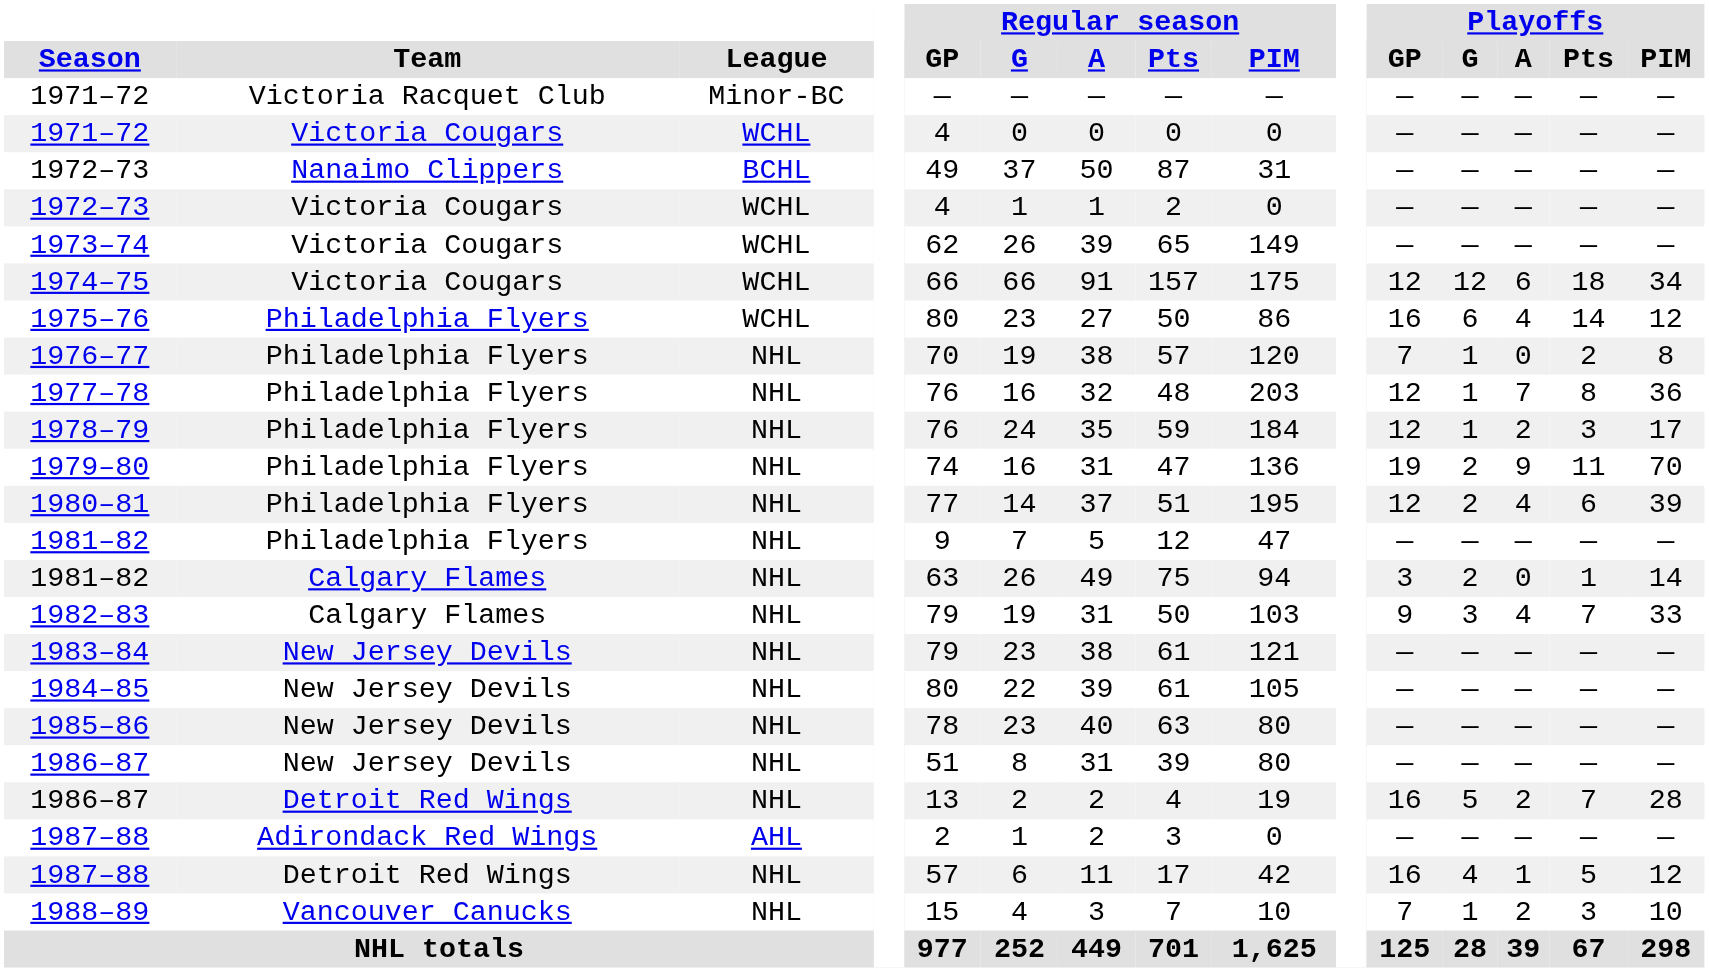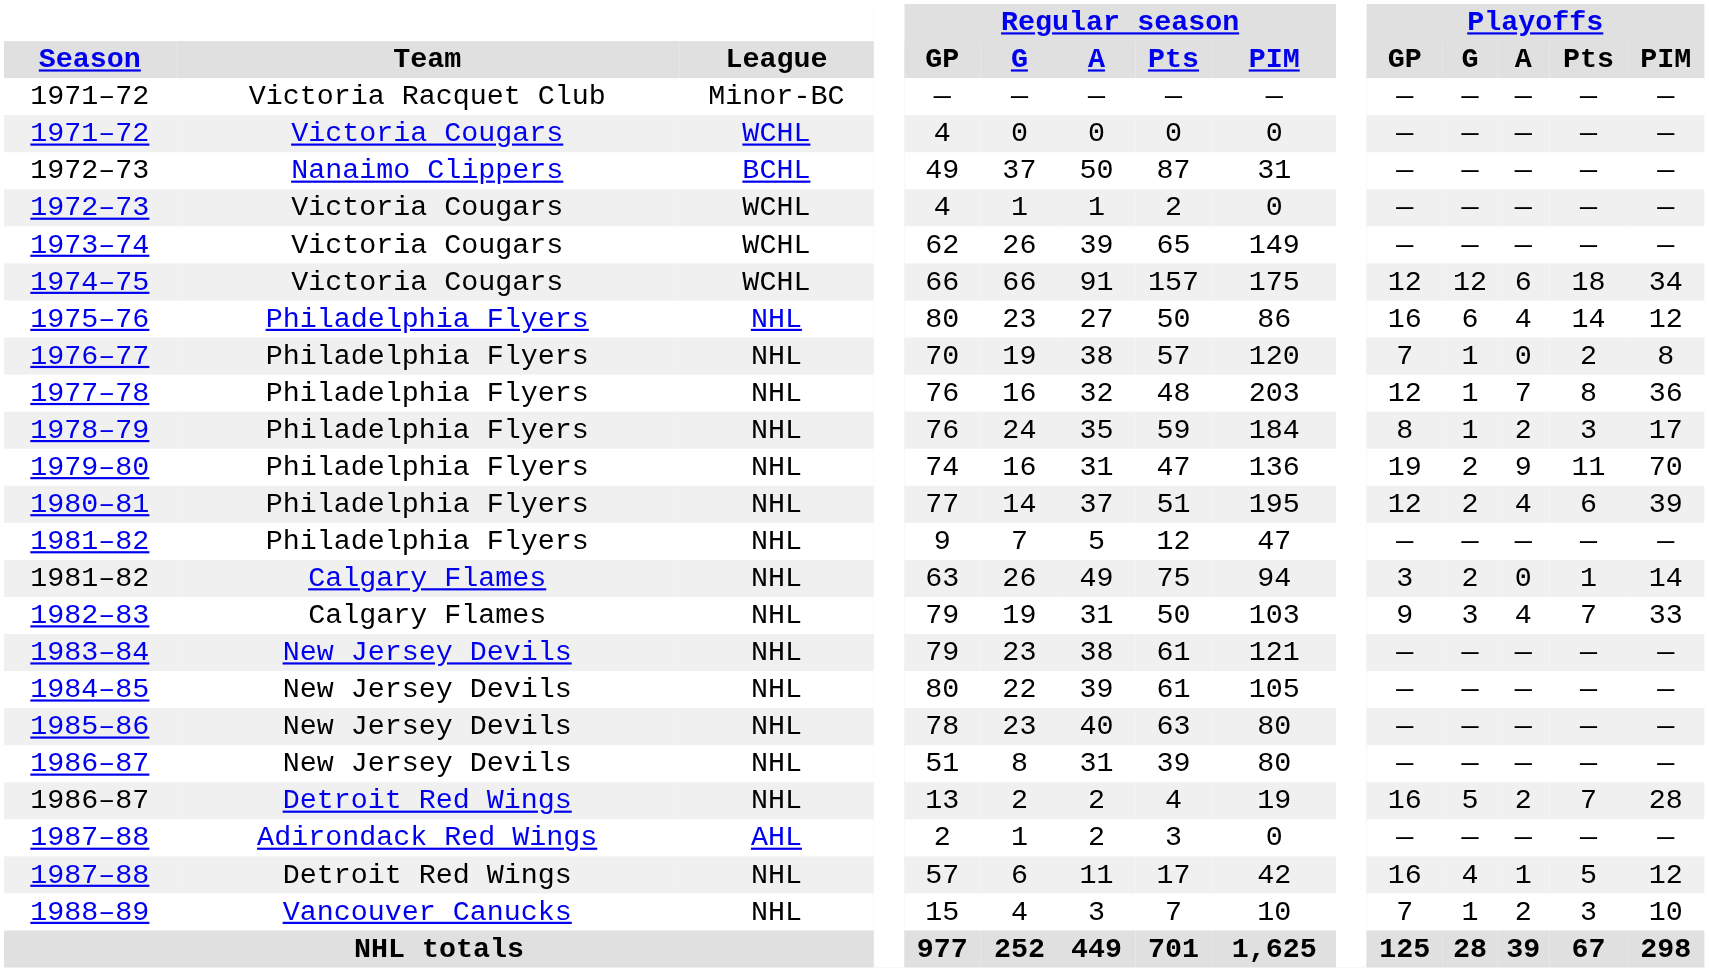(776, 319) WCHL -> (776, 319) NHL
(1405, 430) 12 -> (1405, 430) 8
